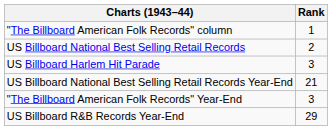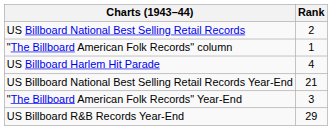rows swapped: (126, 47) <-> (120, 30)
(311, 64) 3 -> (311, 64) 4
